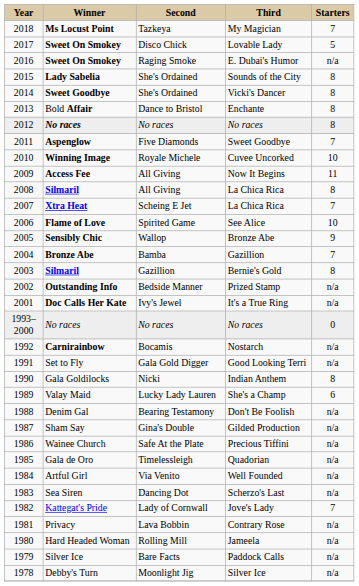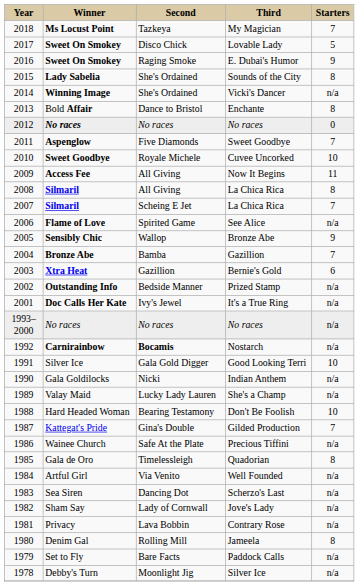(333, 61) n/a -> (333, 61) 9
(77, 93) Sweet Goodbye -> (78, 93) Winning Image
(333, 93) 8 -> (333, 93) n/a
(333, 126) 8 -> (333, 126) 0
(78, 158) Winning Image -> (77, 158) Sweet Goodbye
(66, 206) Xtra Heat -> (62, 206) Silmaril
(333, 222) 10 -> (333, 222) n/a
(62, 271) Silmaril -> (66, 271) Xtra Heat
(333, 271) 8 -> (333, 271) 6
(333, 325) 0 -> (333, 325) n/a
(155, 347) normal -> (156, 347) bold
(64, 363) Set to Fly -> (64, 363) Silver Ice
(333, 363) n/a -> (333, 363) 10
(333, 379) 8 -> (333, 379) n/a
(333, 395) 6 -> (333, 395) n/a
(67, 412) Denim Gal -> (87, 412) Hard Headed Woman
(333, 412) n/a -> (333, 412) 10
(65, 428) Sham Say -> (76, 428) Kattegat's Pride
(333, 428) n/a -> (333, 428) 7
(333, 460) n/a -> (333, 460) 8
(76, 509) Kattegat's Pride -> (65, 509) Sham Say
(333, 509) 7 -> (333, 509) n/a
(87, 541) Hard Headed Woman -> (67, 541) Denim Gal
(333, 541) n/a -> (333, 541) 8
(64, 557) Silver Ice -> (64, 557) Set to Fly
